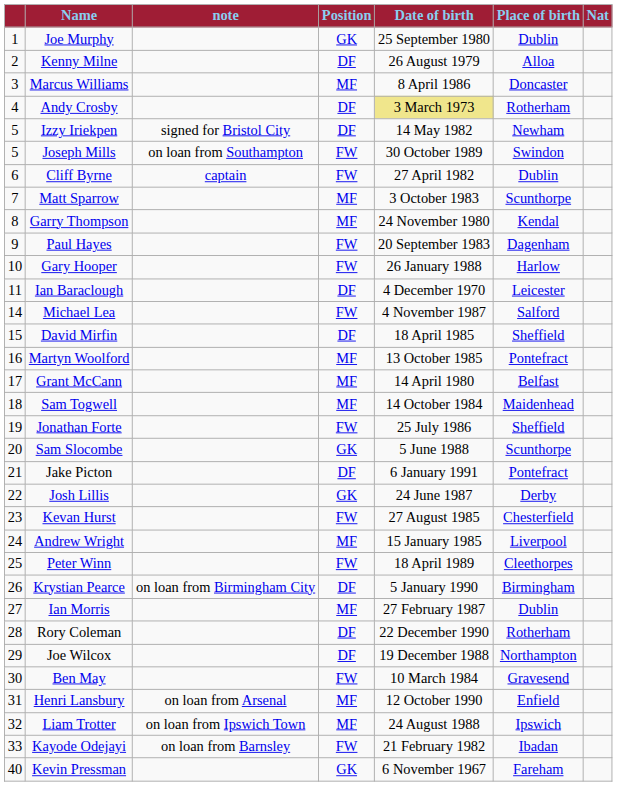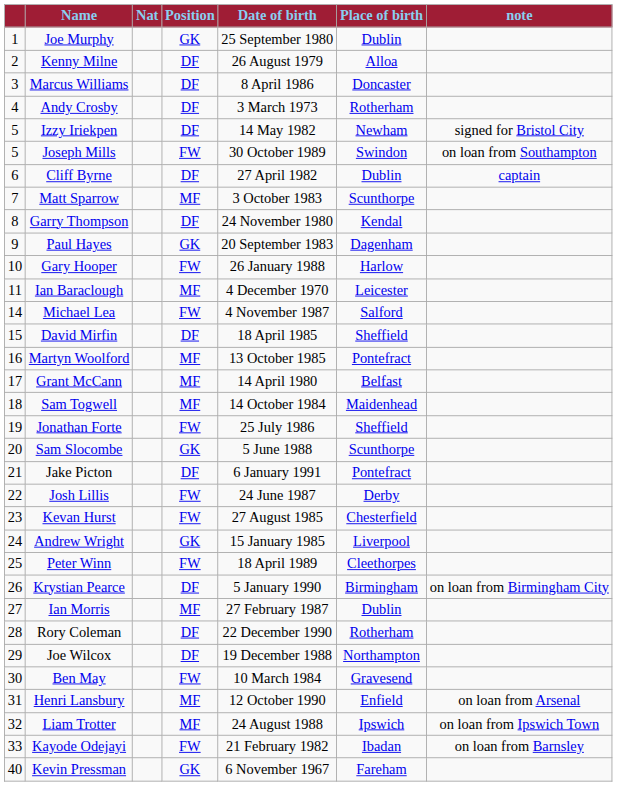columns swapped: (598, 15) <-> (226, 15)
(347, 84) MF -> (190, 84) DF
(434, 107) khaki background -> (277, 107) no background
(347, 175) FW -> (190, 175) DF
(347, 221) MF -> (190, 221) DF
(347, 244) FW -> (190, 244) GK
(347, 289) DF -> (190, 289) MF
(347, 495) GK -> (190, 495) FW
(347, 541) MF -> (190, 541) GK
